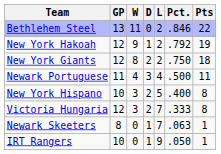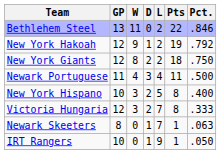columns swapped: (204, 12) <-> (179, 12)
